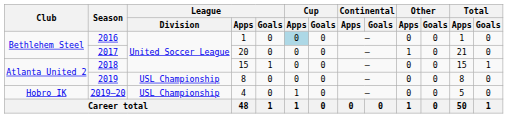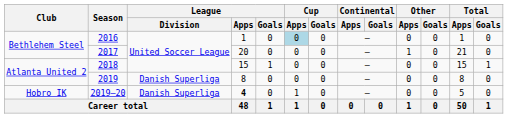(180, 79) USL Championship -> (180, 79) Danish Superliga
(180, 92) USL Championship -> (180, 92) Danish Superliga
(244, 92) normal -> (244, 92) bold
